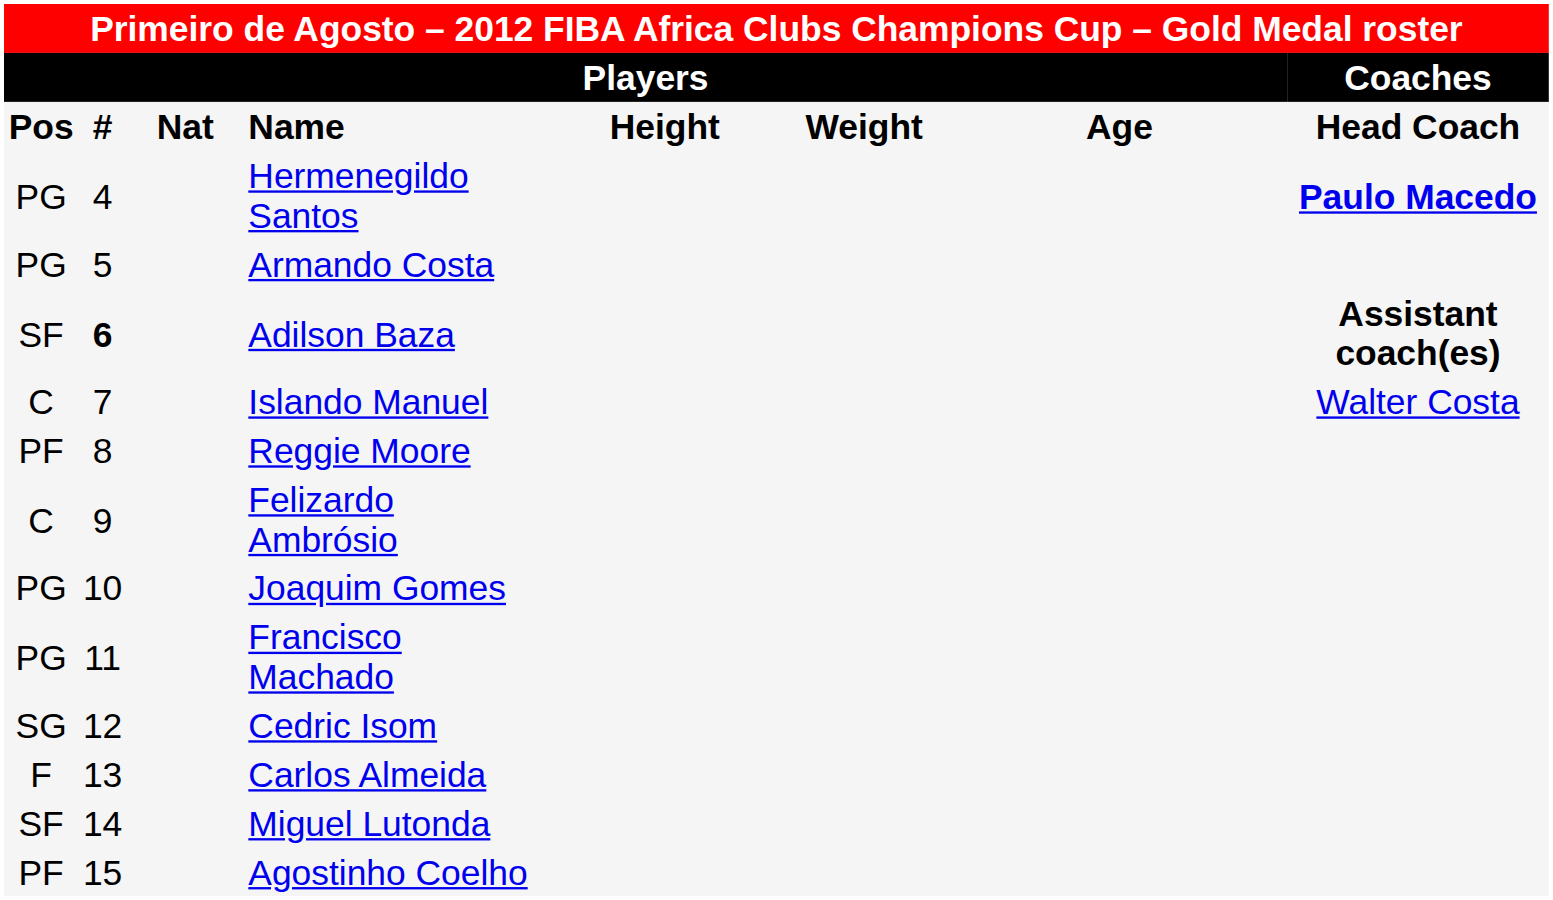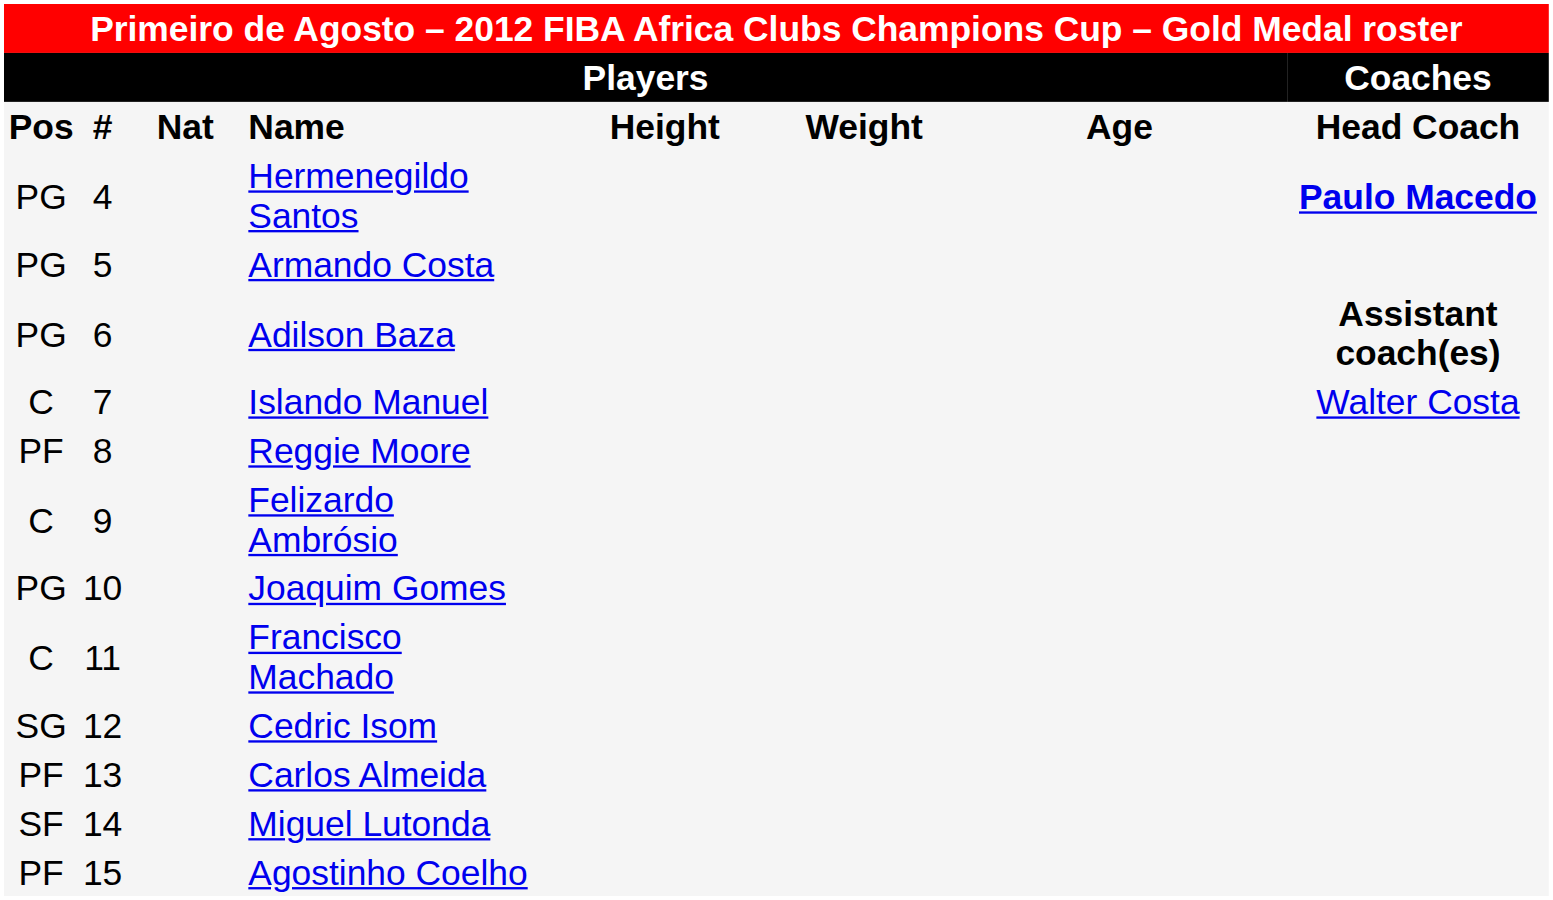(41, 333) SF -> (41, 333) PG
(103, 333) bold -> (103, 333) normal
(41, 656) PG -> (41, 656) C
(41, 774) F -> (41, 774) PF
